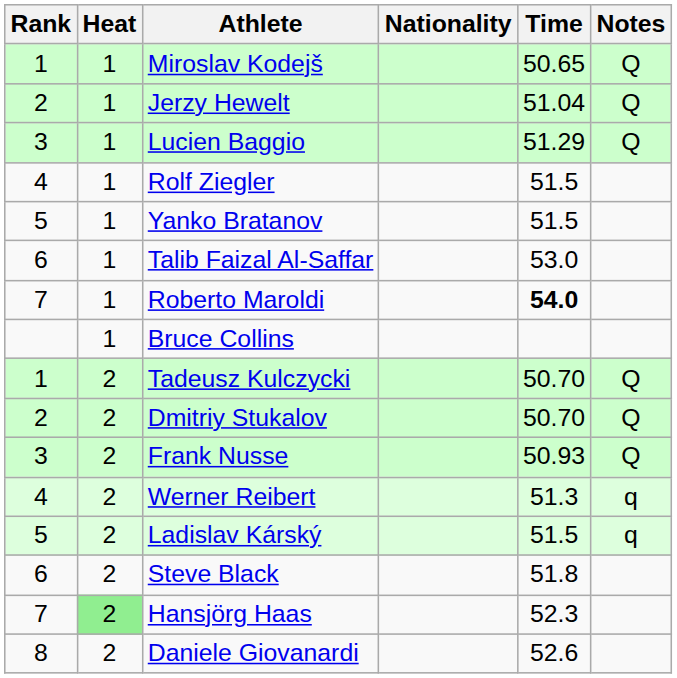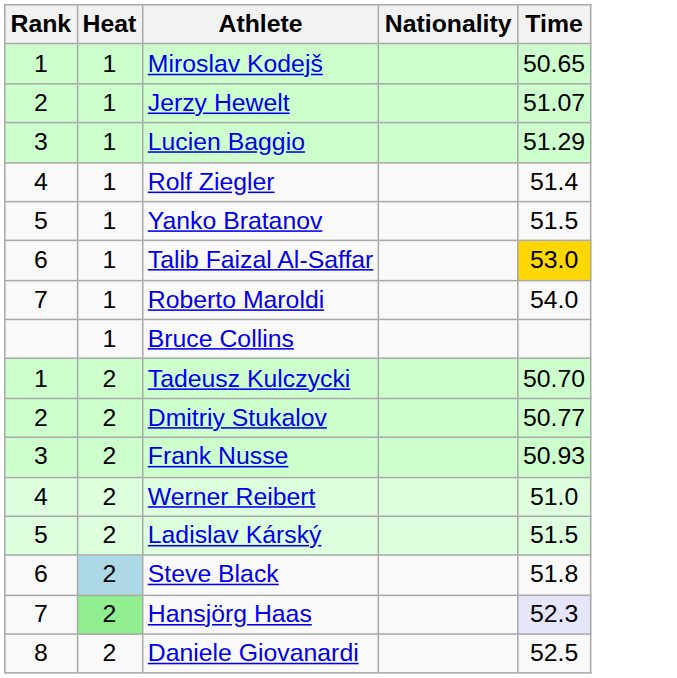- column: (631, 24)
(554, 102) 51.04 -> (554, 102) 51.07
(554, 181) 51.5 -> (554, 181) 51.4
(554, 260) no background -> (554, 260) gold background
(554, 299) bold -> (554, 299) normal
(554, 417) 50.70 -> (554, 417) 50.77
(554, 496) 51.3 -> (554, 496) 51.0
(109, 574) no background -> (109, 574) lightblue background
(554, 614) no background -> (554, 614) lavender background
(554, 653) 52.6 -> (554, 653) 52.5
